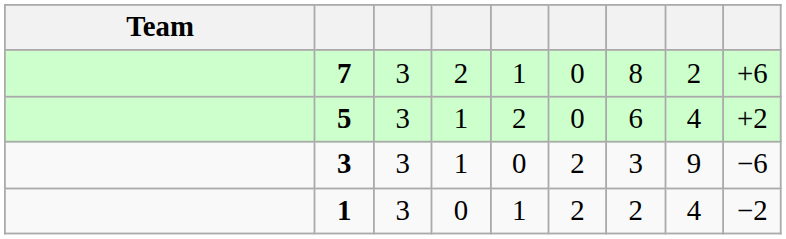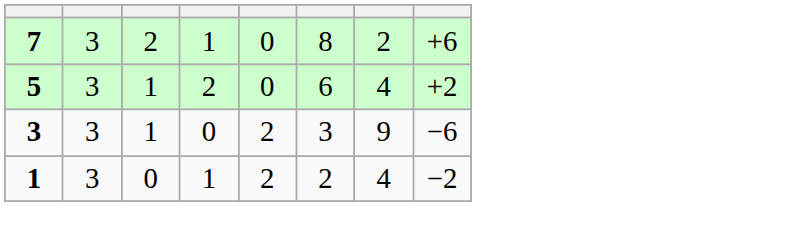- column: (160, 27)
